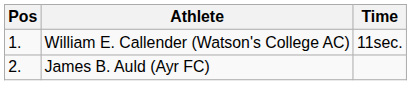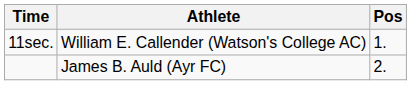columns swapped: (23, 17) <-> (380, 17)
